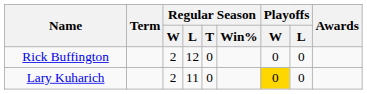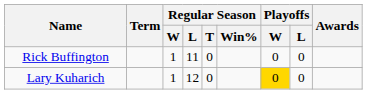(173, 57) 2 -> (173, 57) 1
(192, 57) 12 -> (192, 57) 11
(173, 78) 2 -> (173, 78) 1
(192, 78) 11 -> (192, 78) 12
